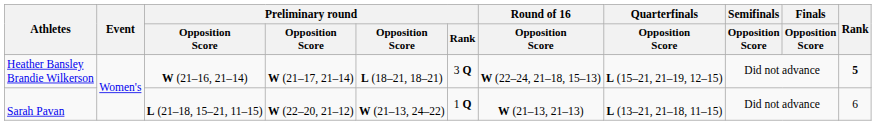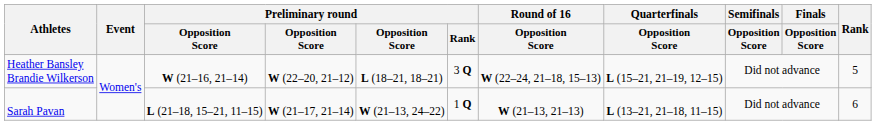(311, 78) W (21–17, 21–14) -> (311, 78) W (22–20, 21–12)
(855, 71) bold -> (855, 71) normal
(311, 111) W (22–20, 21–12) -> (311, 111) W (21–17, 21–14)
